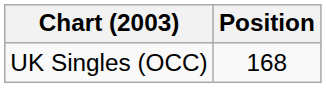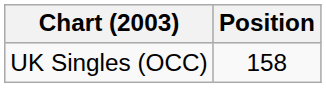(267, 62) 168 -> (267, 62) 158
